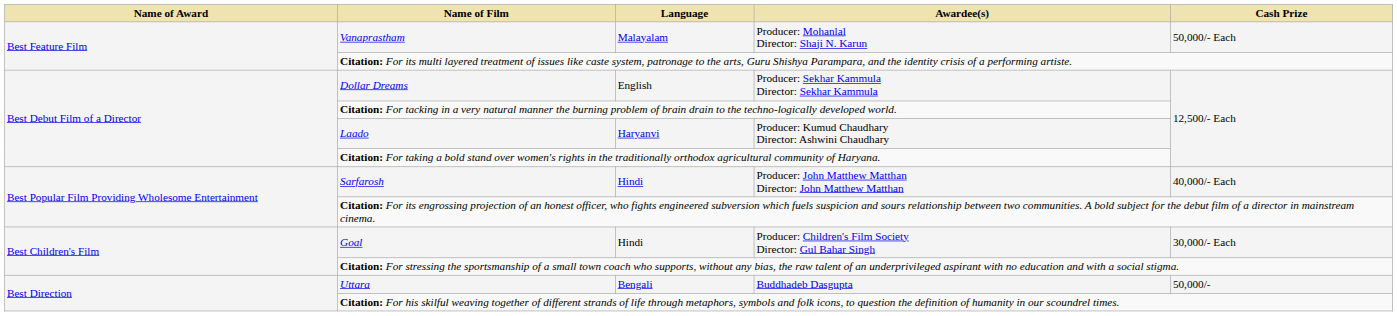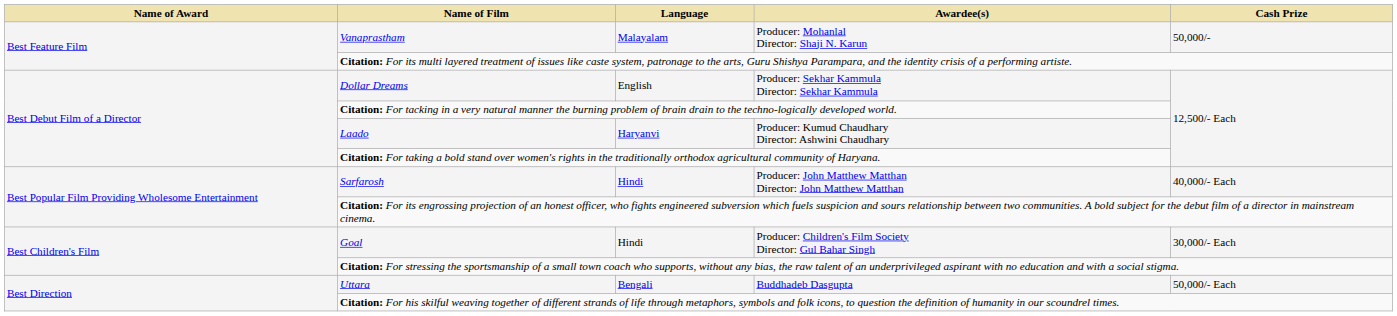(1204, 37) 50,000/- Each -> (1192, 37) 50,000/-
(1192, 284) 50,000/- -> (1204, 284) 50,000/- Each
